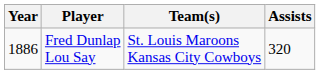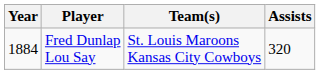(23, 48) 1886 -> (23, 48) 1884
